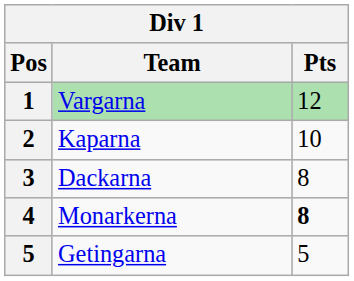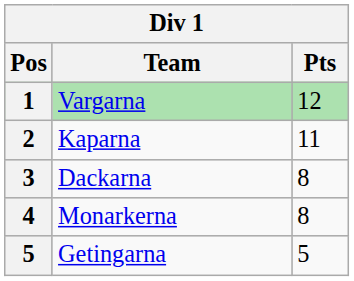(309, 139) 10 -> (309, 139) 11
(303, 216) bold -> (303, 216) normal
